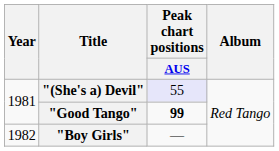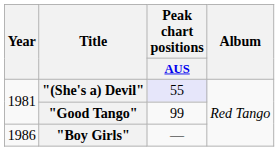(177, 112) bold -> (177, 112) normal
(22, 135) 1982 -> (22, 135) 1986
